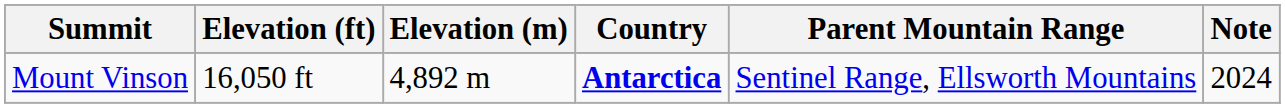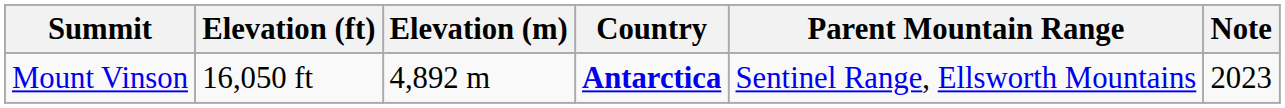(1241, 77) 2024 -> (1241, 77) 2023
